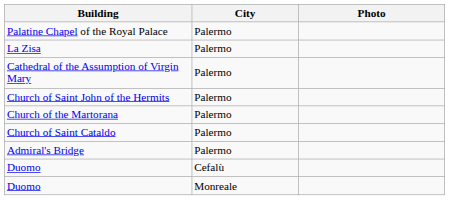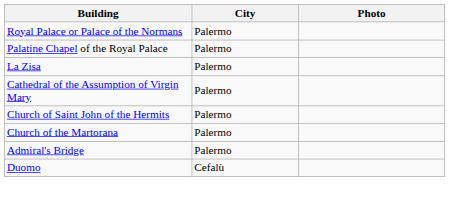+ row: (95, 31)
- row: (61, 132)
- row: (24, 185)
